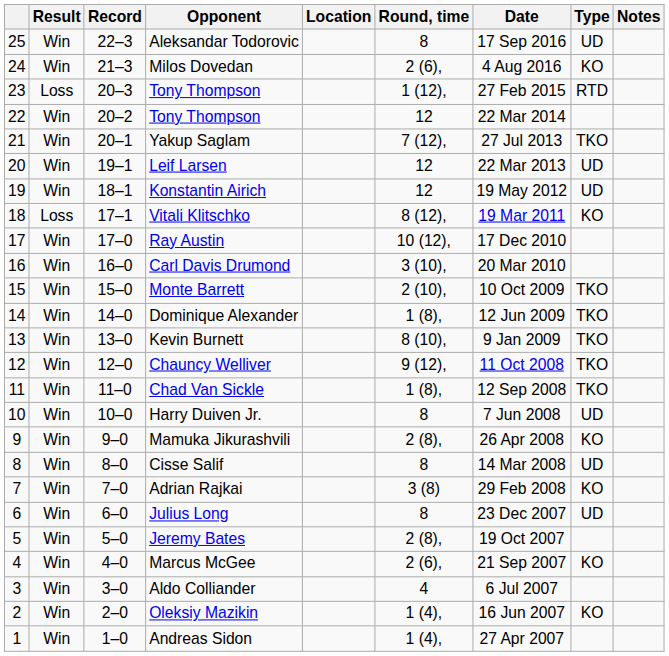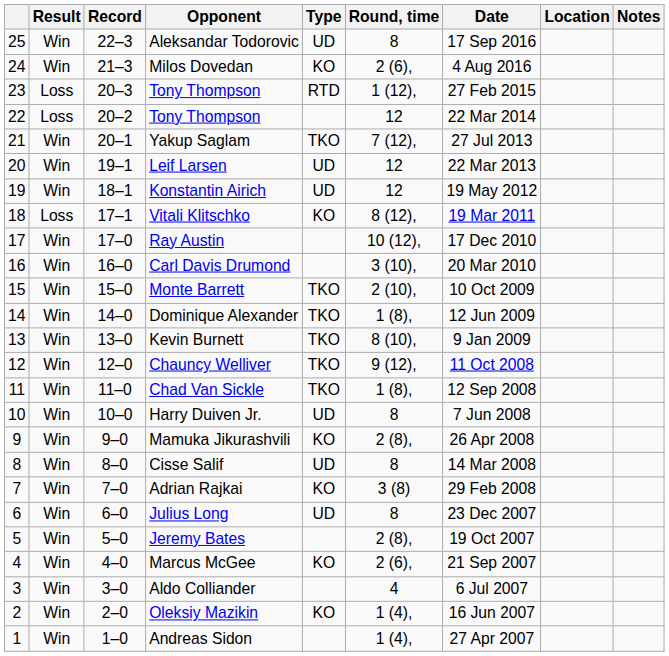columns swapped: (592, 16) <-> (339, 16)
(57, 116) Win -> (57, 116) Loss
